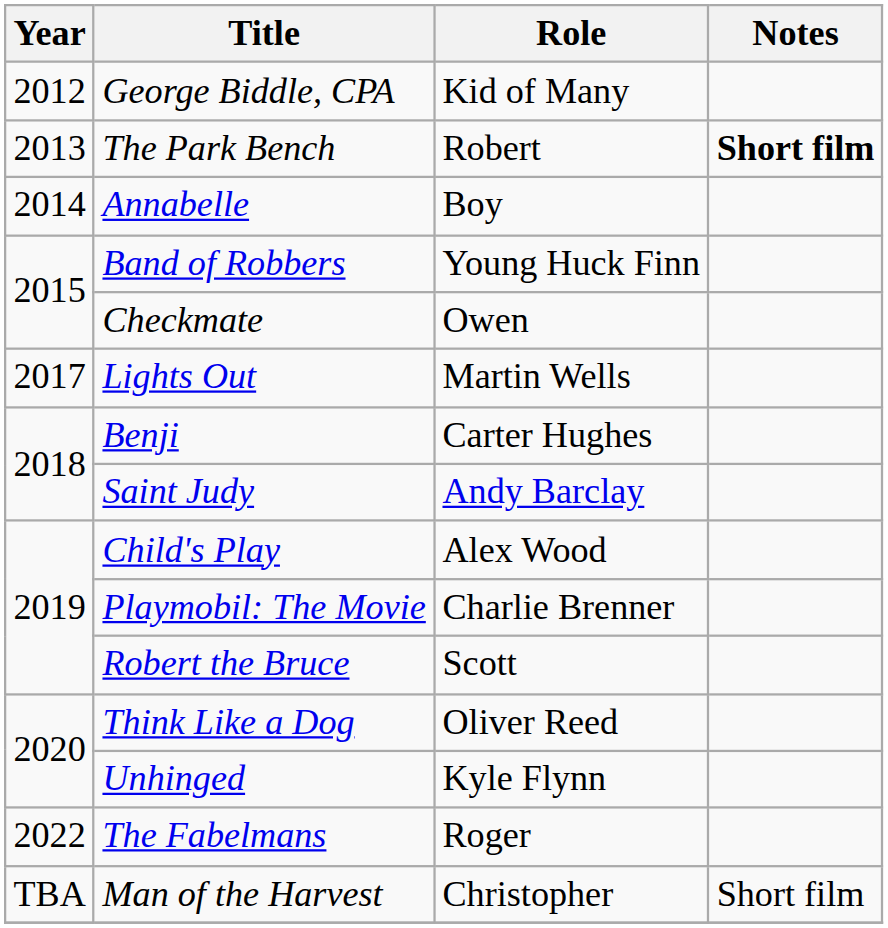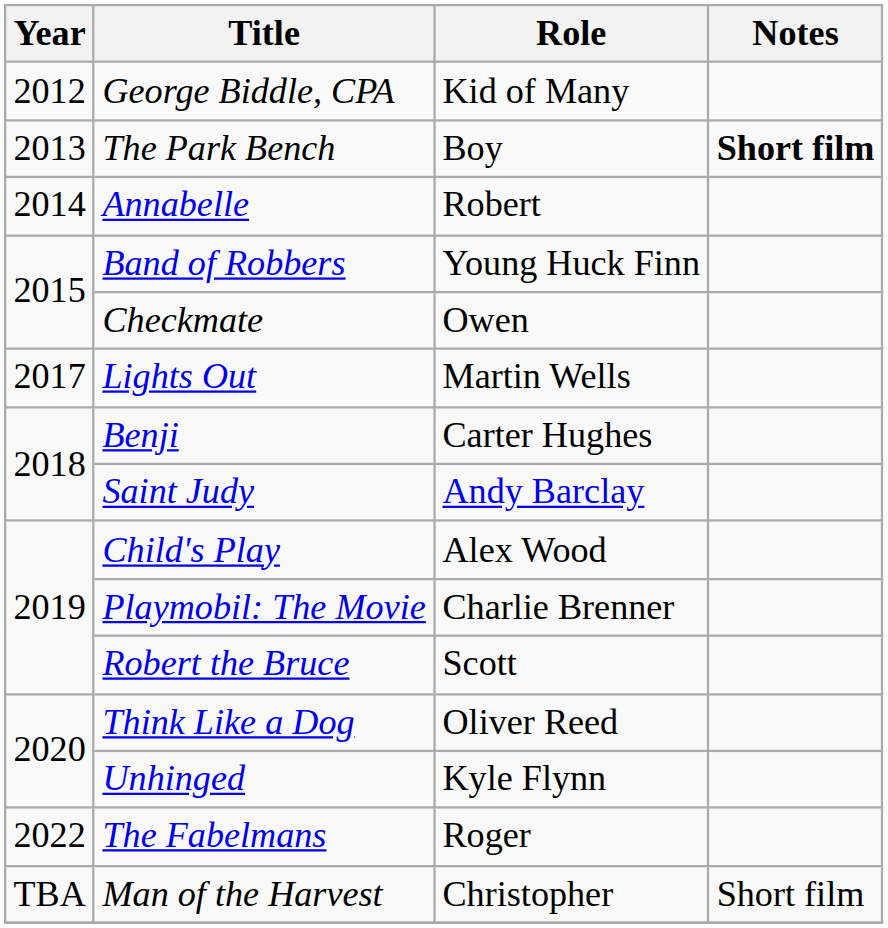(492, 147) Robert -> (473, 147) Boy
(473, 205) Boy -> (492, 205) Robert
